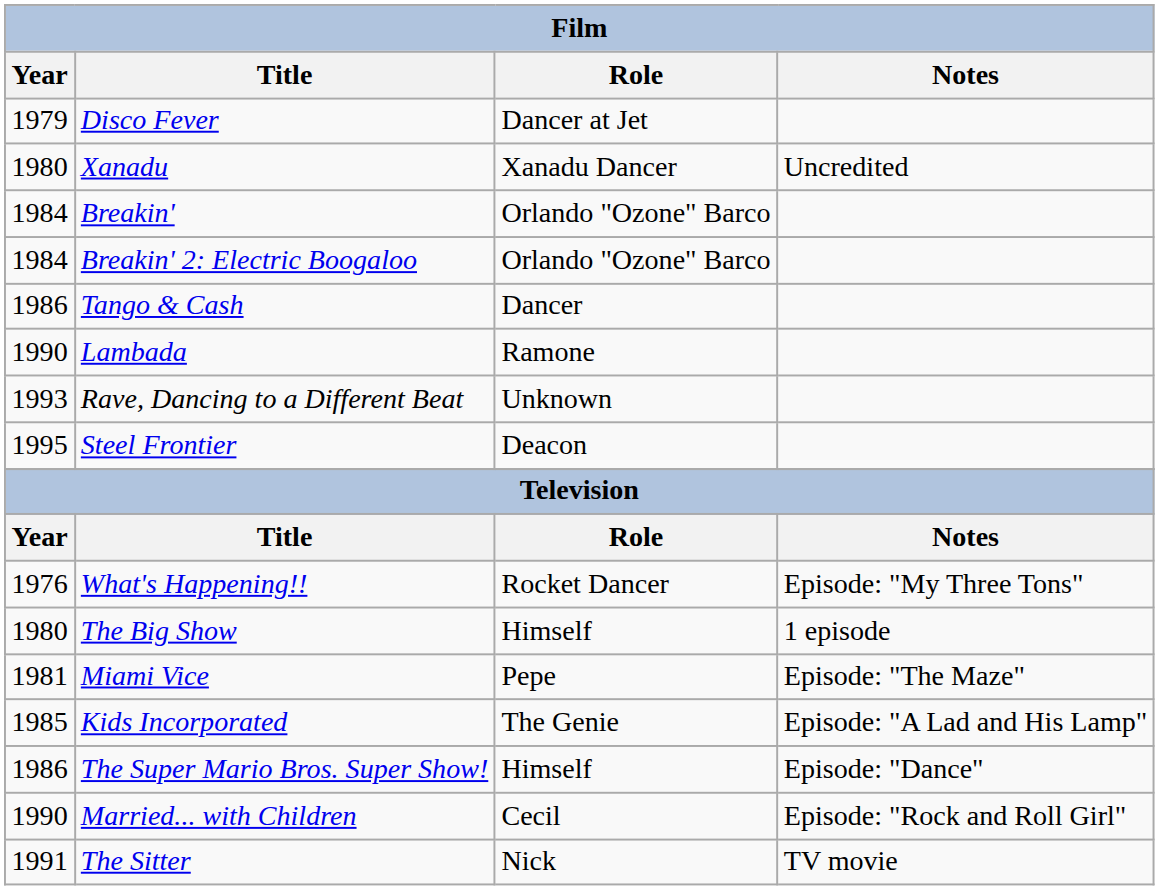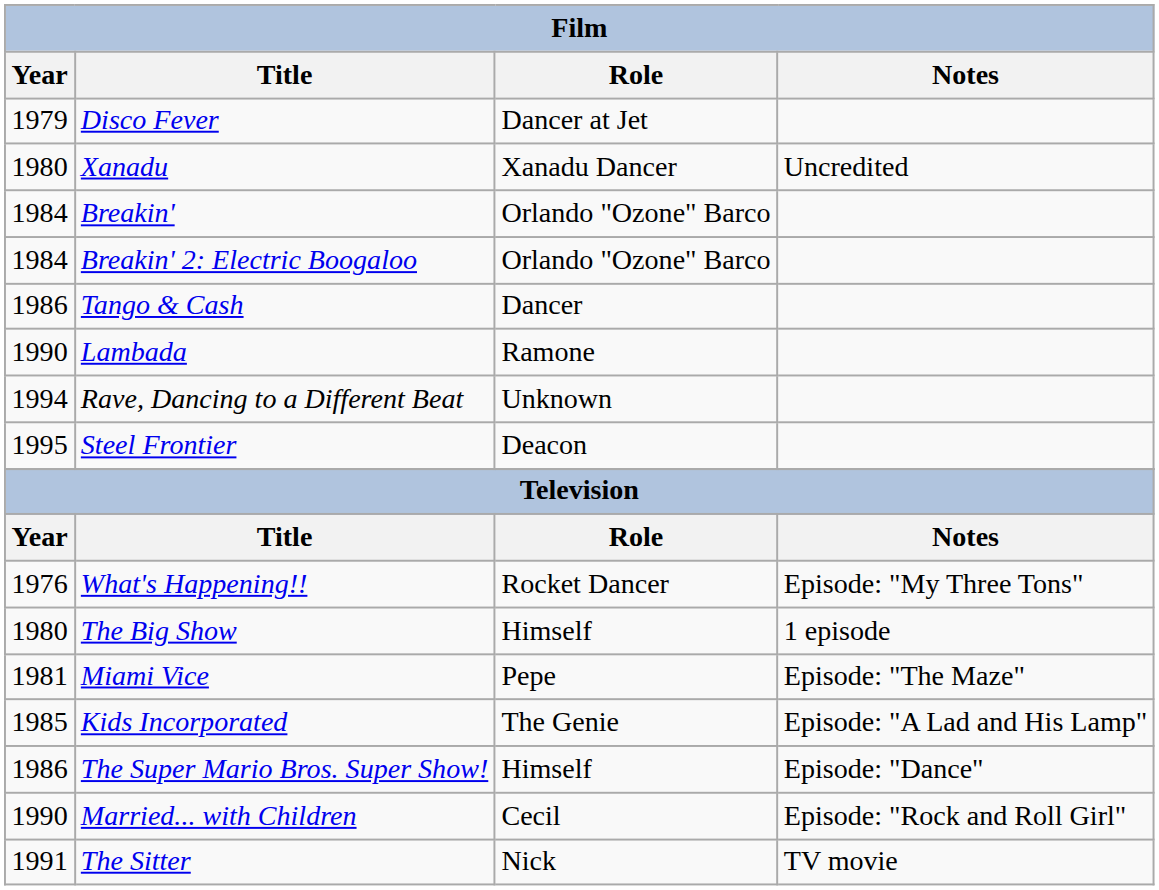(40, 398) 1993 -> (40, 398) 1994
